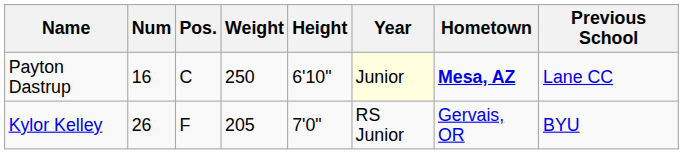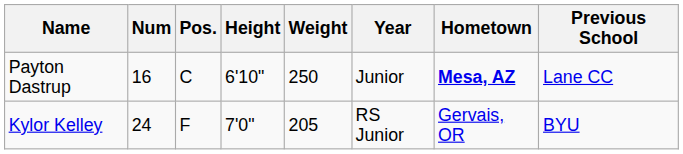columns swapped: (320, 28) <-> (255, 28)
(380, 76) lightyellow background -> (380, 76) no background
(142, 124) 26 -> (142, 124) 24
